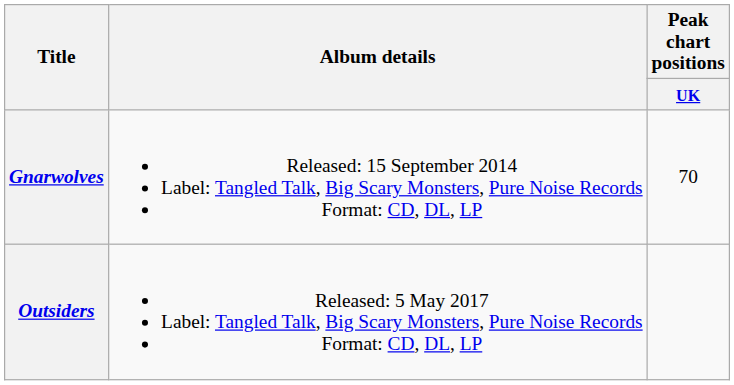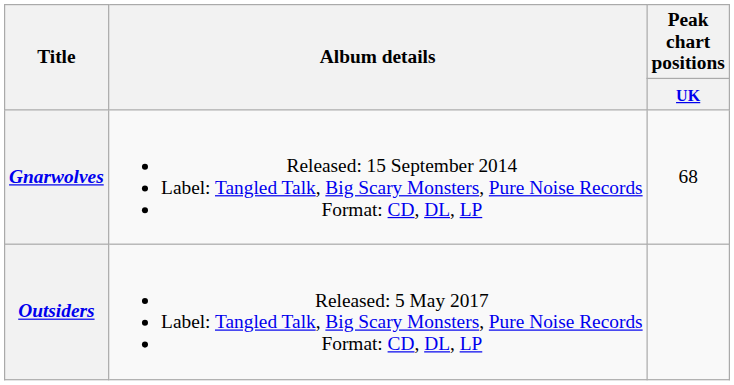(688, 176) 70 -> (688, 176) 68
